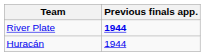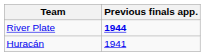(115, 43) 1944 -> (115, 43) 1941
